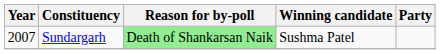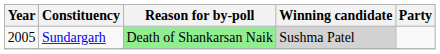(22, 37) 2007 -> (22, 37) 2005
(317, 37) no background -> (317, 37) lightgrey background
